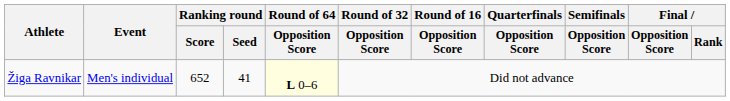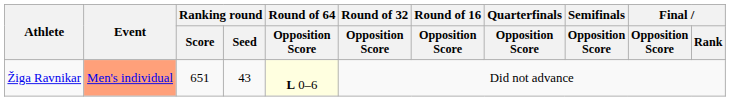(130, 78) no background -> (130, 78) lightsalmon background
(200, 78) 652 -> (200, 78) 651
(245, 78) 41 -> (245, 78) 43
